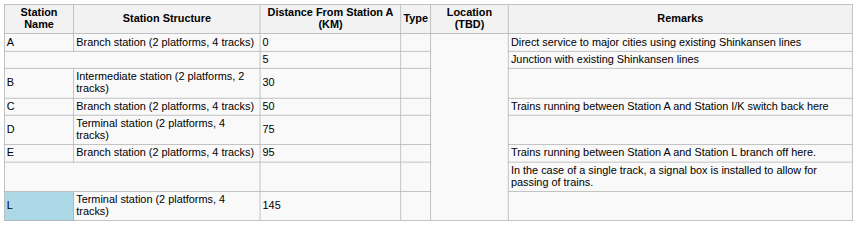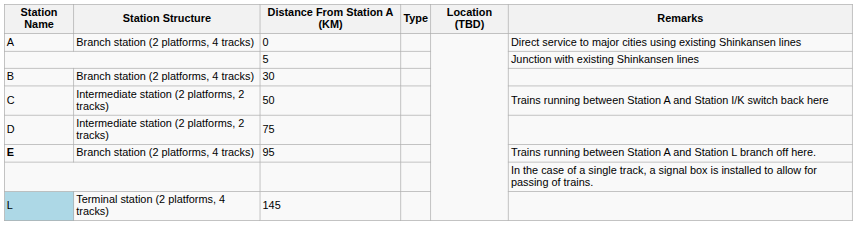(160, 83) Intermediate station (2 platforms, 2 tracks) -> (165, 77) Branch station (2 platforms, 4 tracks)
(165, 106) Branch station (2 platforms, 4 tracks) -> (160, 100) Intermediate station (2 platforms, 2 tracks)
(151, 130) Terminal station (2 platforms, 4 tracks) -> (160, 130) Intermediate station (2 platforms, 2 tracks)
(10, 153) normal -> (10, 153) bold
